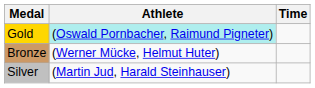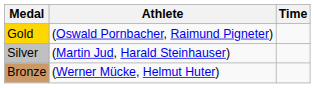(163, 33) paleturquoise background -> (163, 33) no background
rows swapped: (23, 72) <-> (27, 53)
